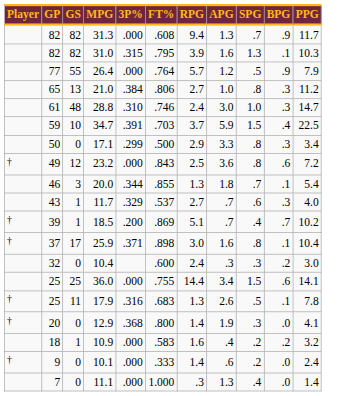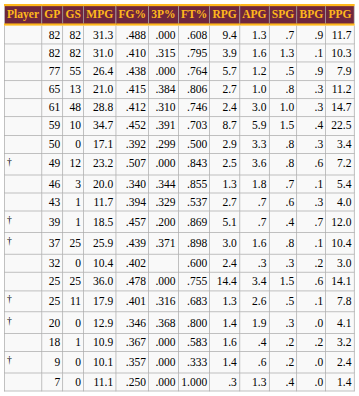+ column: (132, 15)
(197, 126) 3.7 -> (230, 126) 8.7
(309, 222) 10.2 -> (341, 222) 12.0
(75, 243) 17 -> (75, 243) 25
